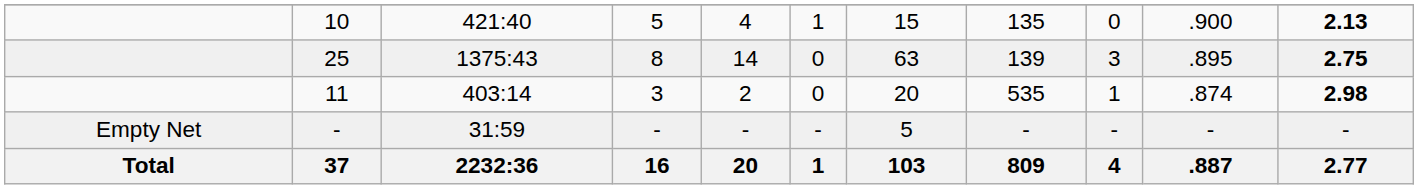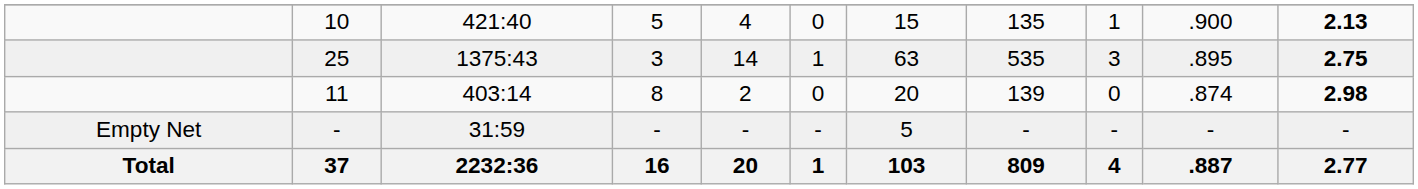(818, 22) 1 -> (818, 22) 0
(1114, 22) 0 -> (1114, 22) 1
(657, 58) 8 -> (657, 58) 3
(818, 58) 0 -> (818, 58) 1
(1026, 58) 139 -> (1026, 58) 535
(657, 93) 3 -> (657, 93) 8
(1026, 93) 535 -> (1026, 93) 139
(1114, 93) 1 -> (1114, 93) 0
